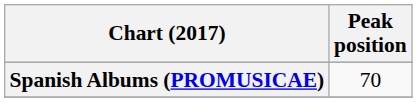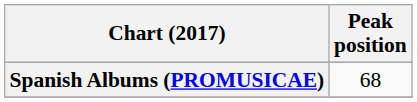(370, 79) 70 -> (370, 79) 68
